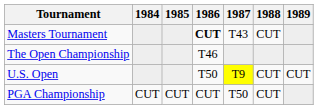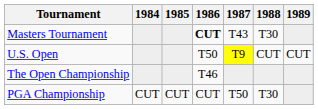(268, 34) CUT -> (268, 34) T30
rows swapped: (33, 74) <-> (68, 54)
(268, 94) CUT -> (268, 94) T30
